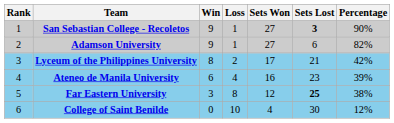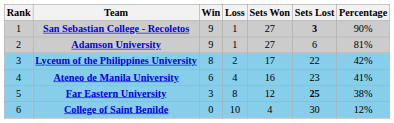(363, 45) 82% -> (363, 45) 81%
(315, 61) 21 -> (315, 61) 22
(363, 77) 39% -> (363, 77) 41%
